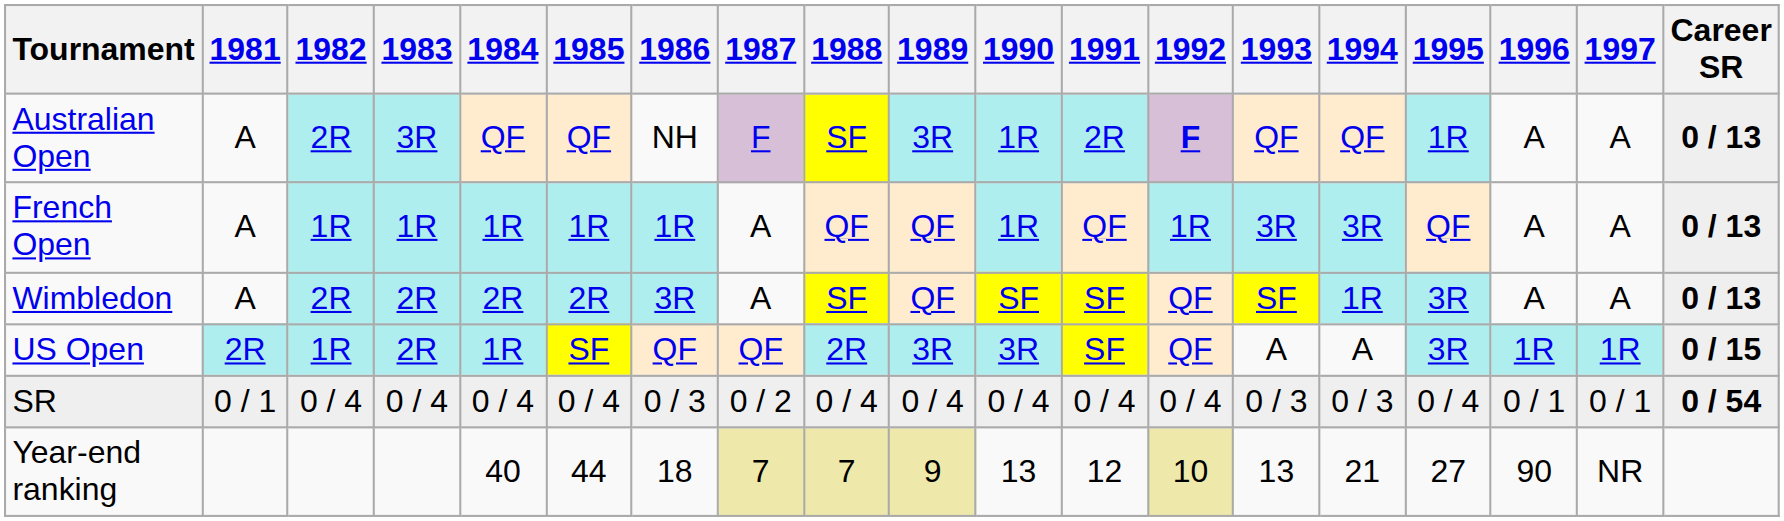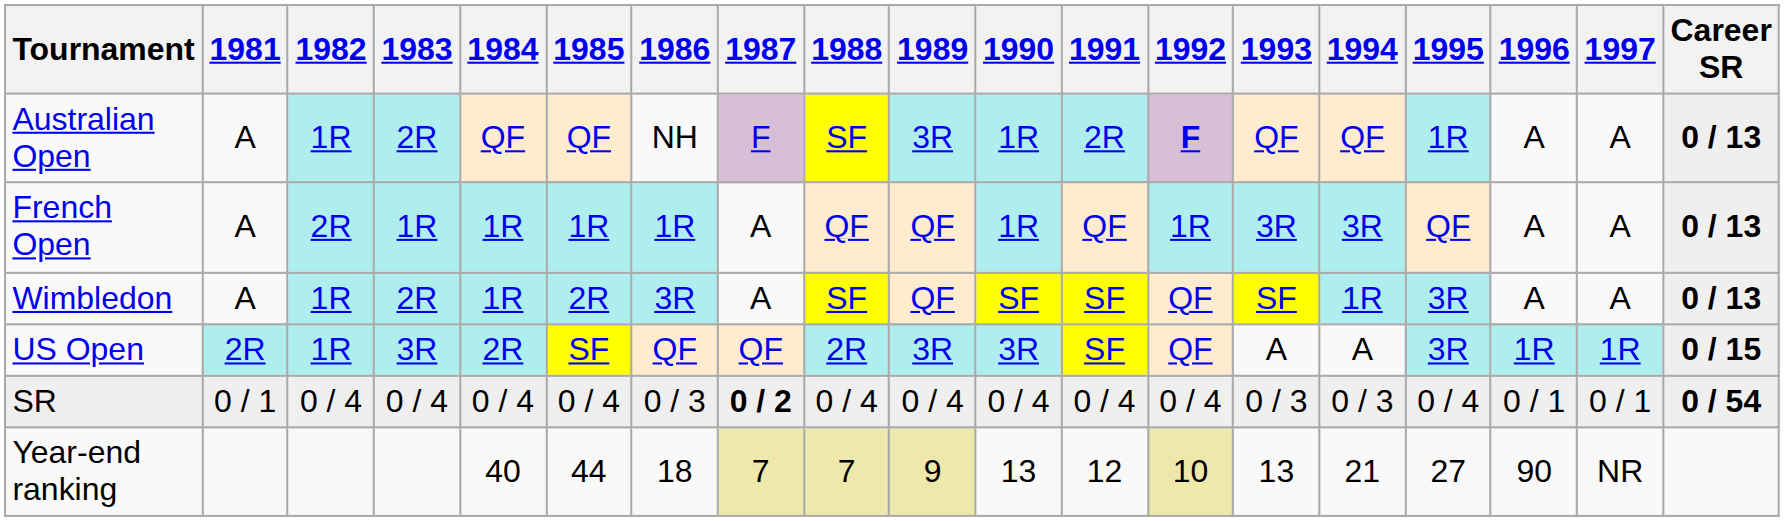(331, 137) 2R -> (331, 137) 1R
(417, 137) 3R -> (417, 137) 2R
(331, 226) 1R -> (331, 226) 2R
(331, 296) 2R -> (331, 296) 1R
(503, 296) 2R -> (503, 296) 1R
(417, 348) 2R -> (417, 348) 3R
(503, 348) 1R -> (503, 348) 2R
(761, 400) normal -> (761, 400) bold
